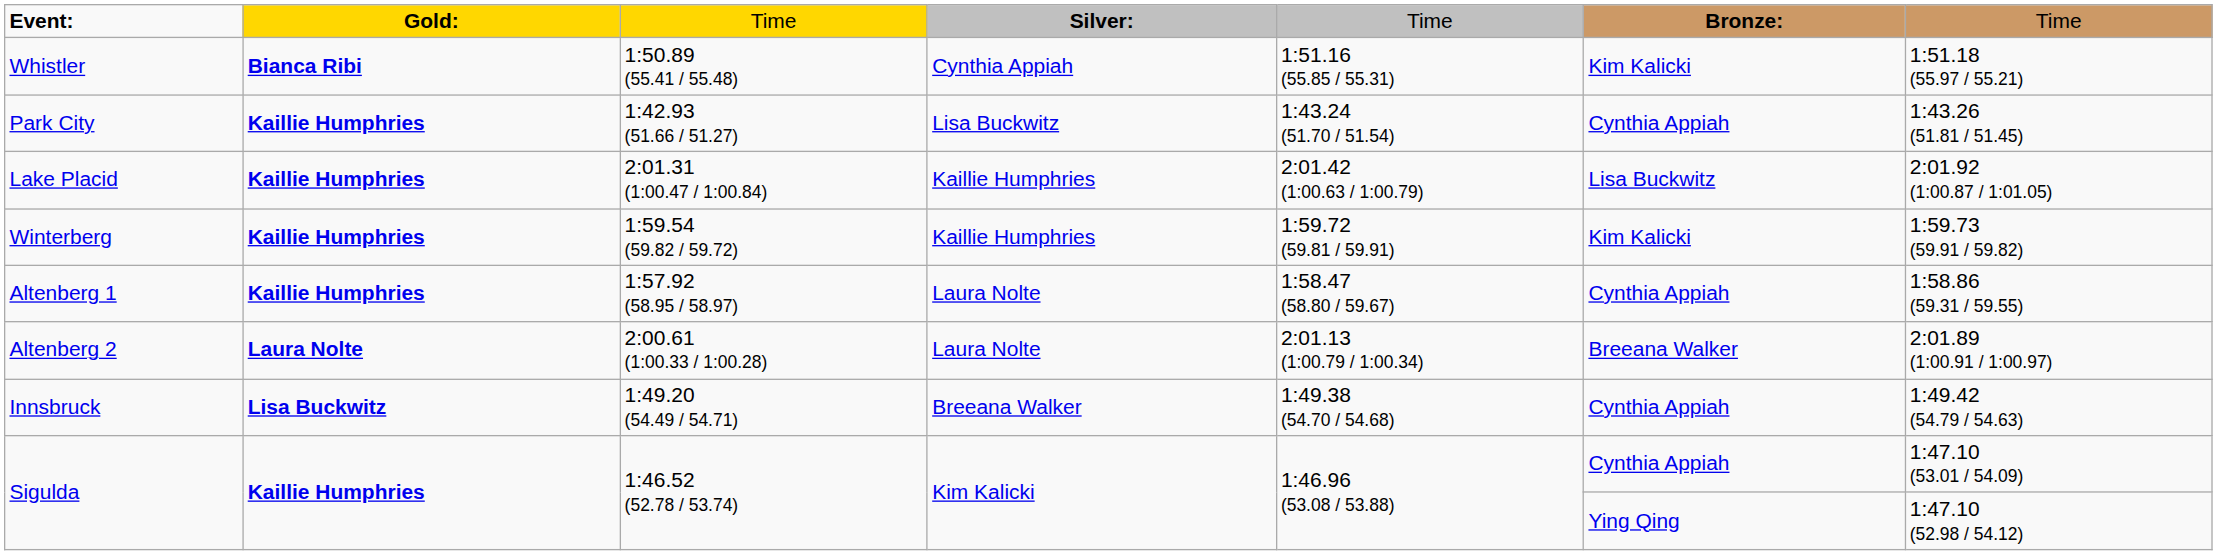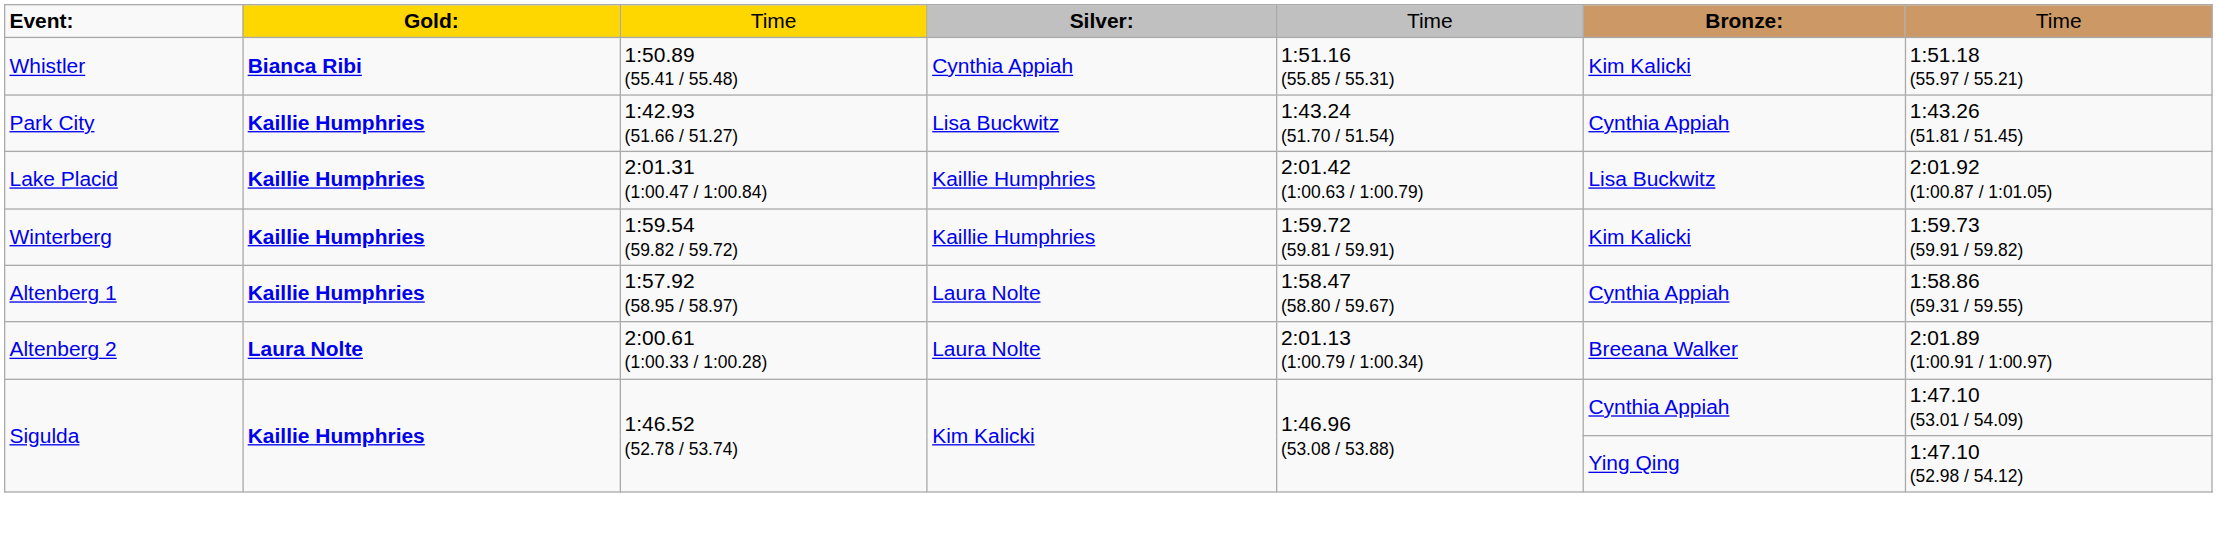- row: (55, 407)
